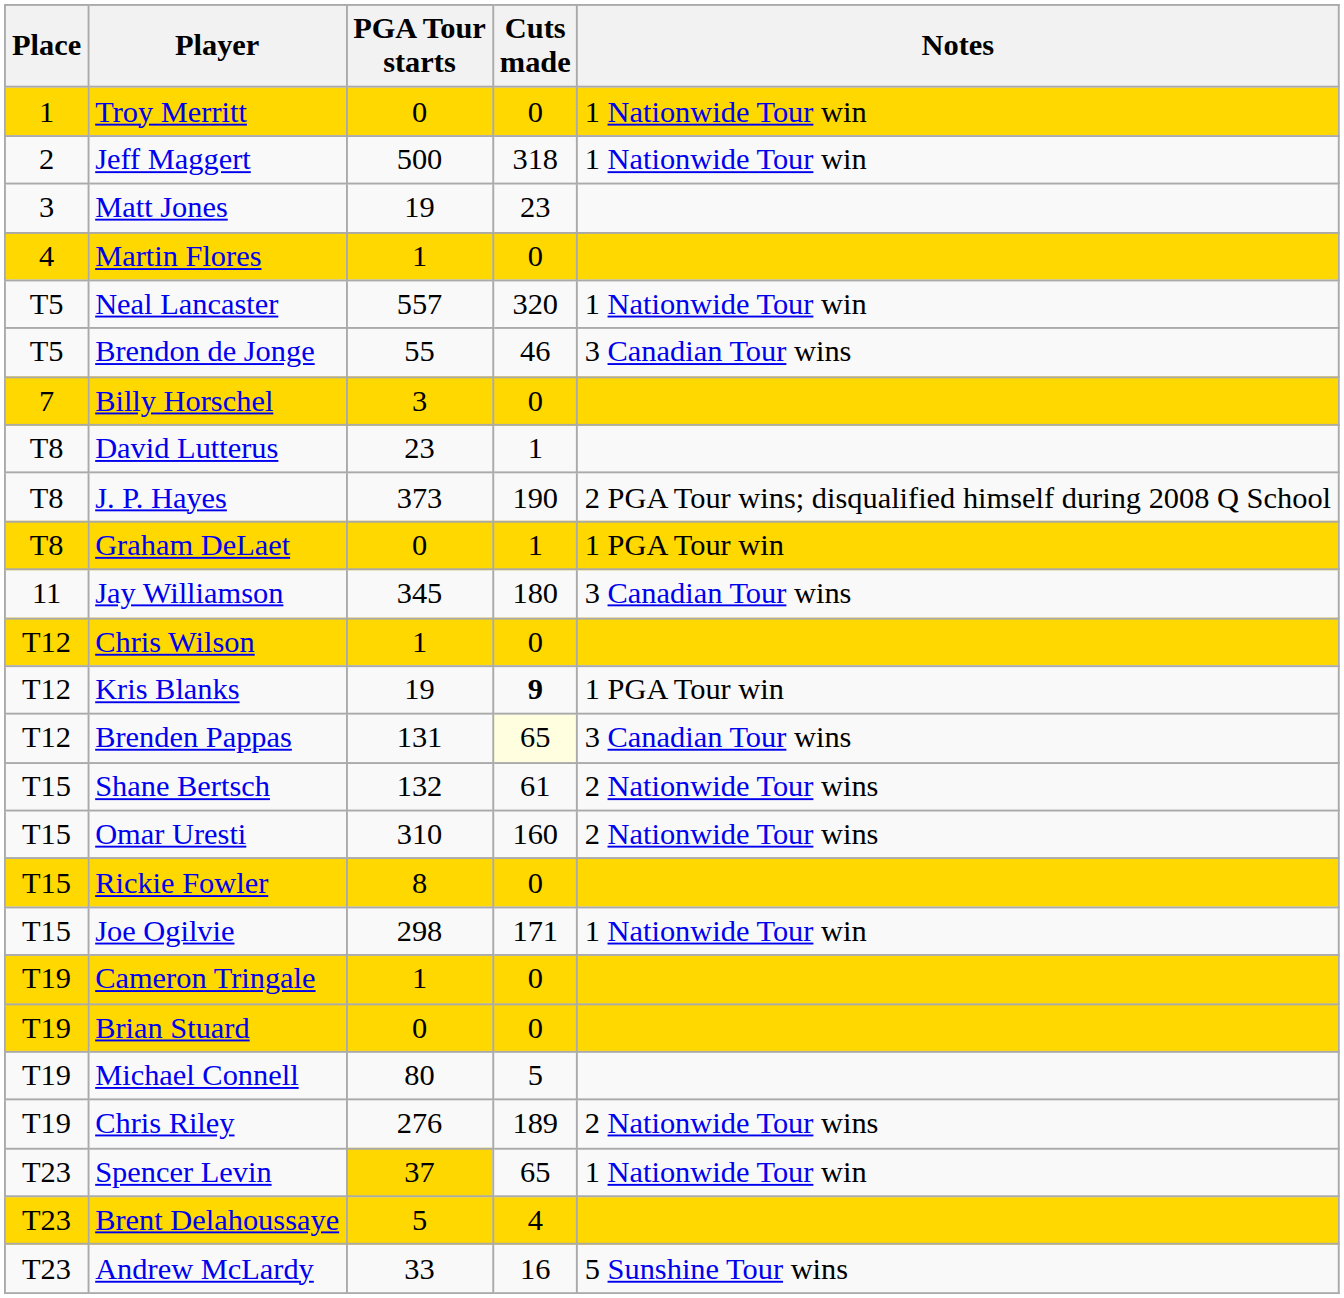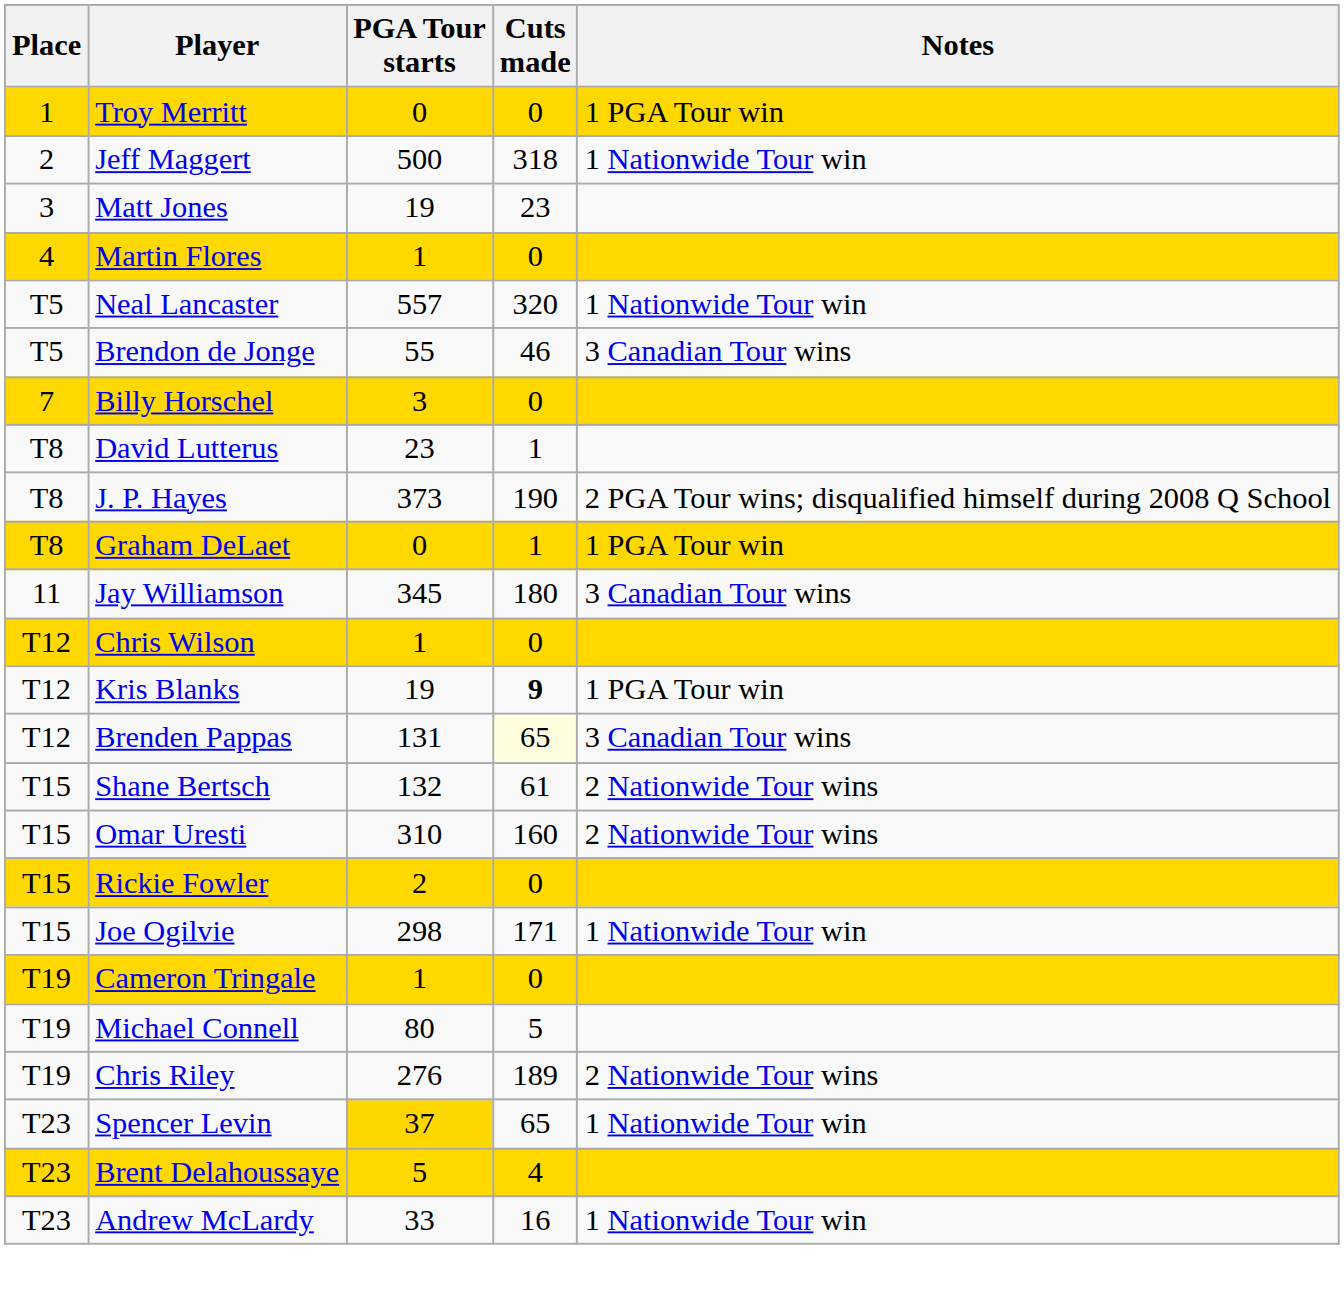(726, 111) 1 Nationwide Tour win -> (684, 111) 1 PGA Tour win
(419, 882) 8 -> (419, 882) 2
- row: (172, 1027)
(716, 1268) 5 Sunshine Tour wins -> (726, 1219) 1 Nationwide Tour win
